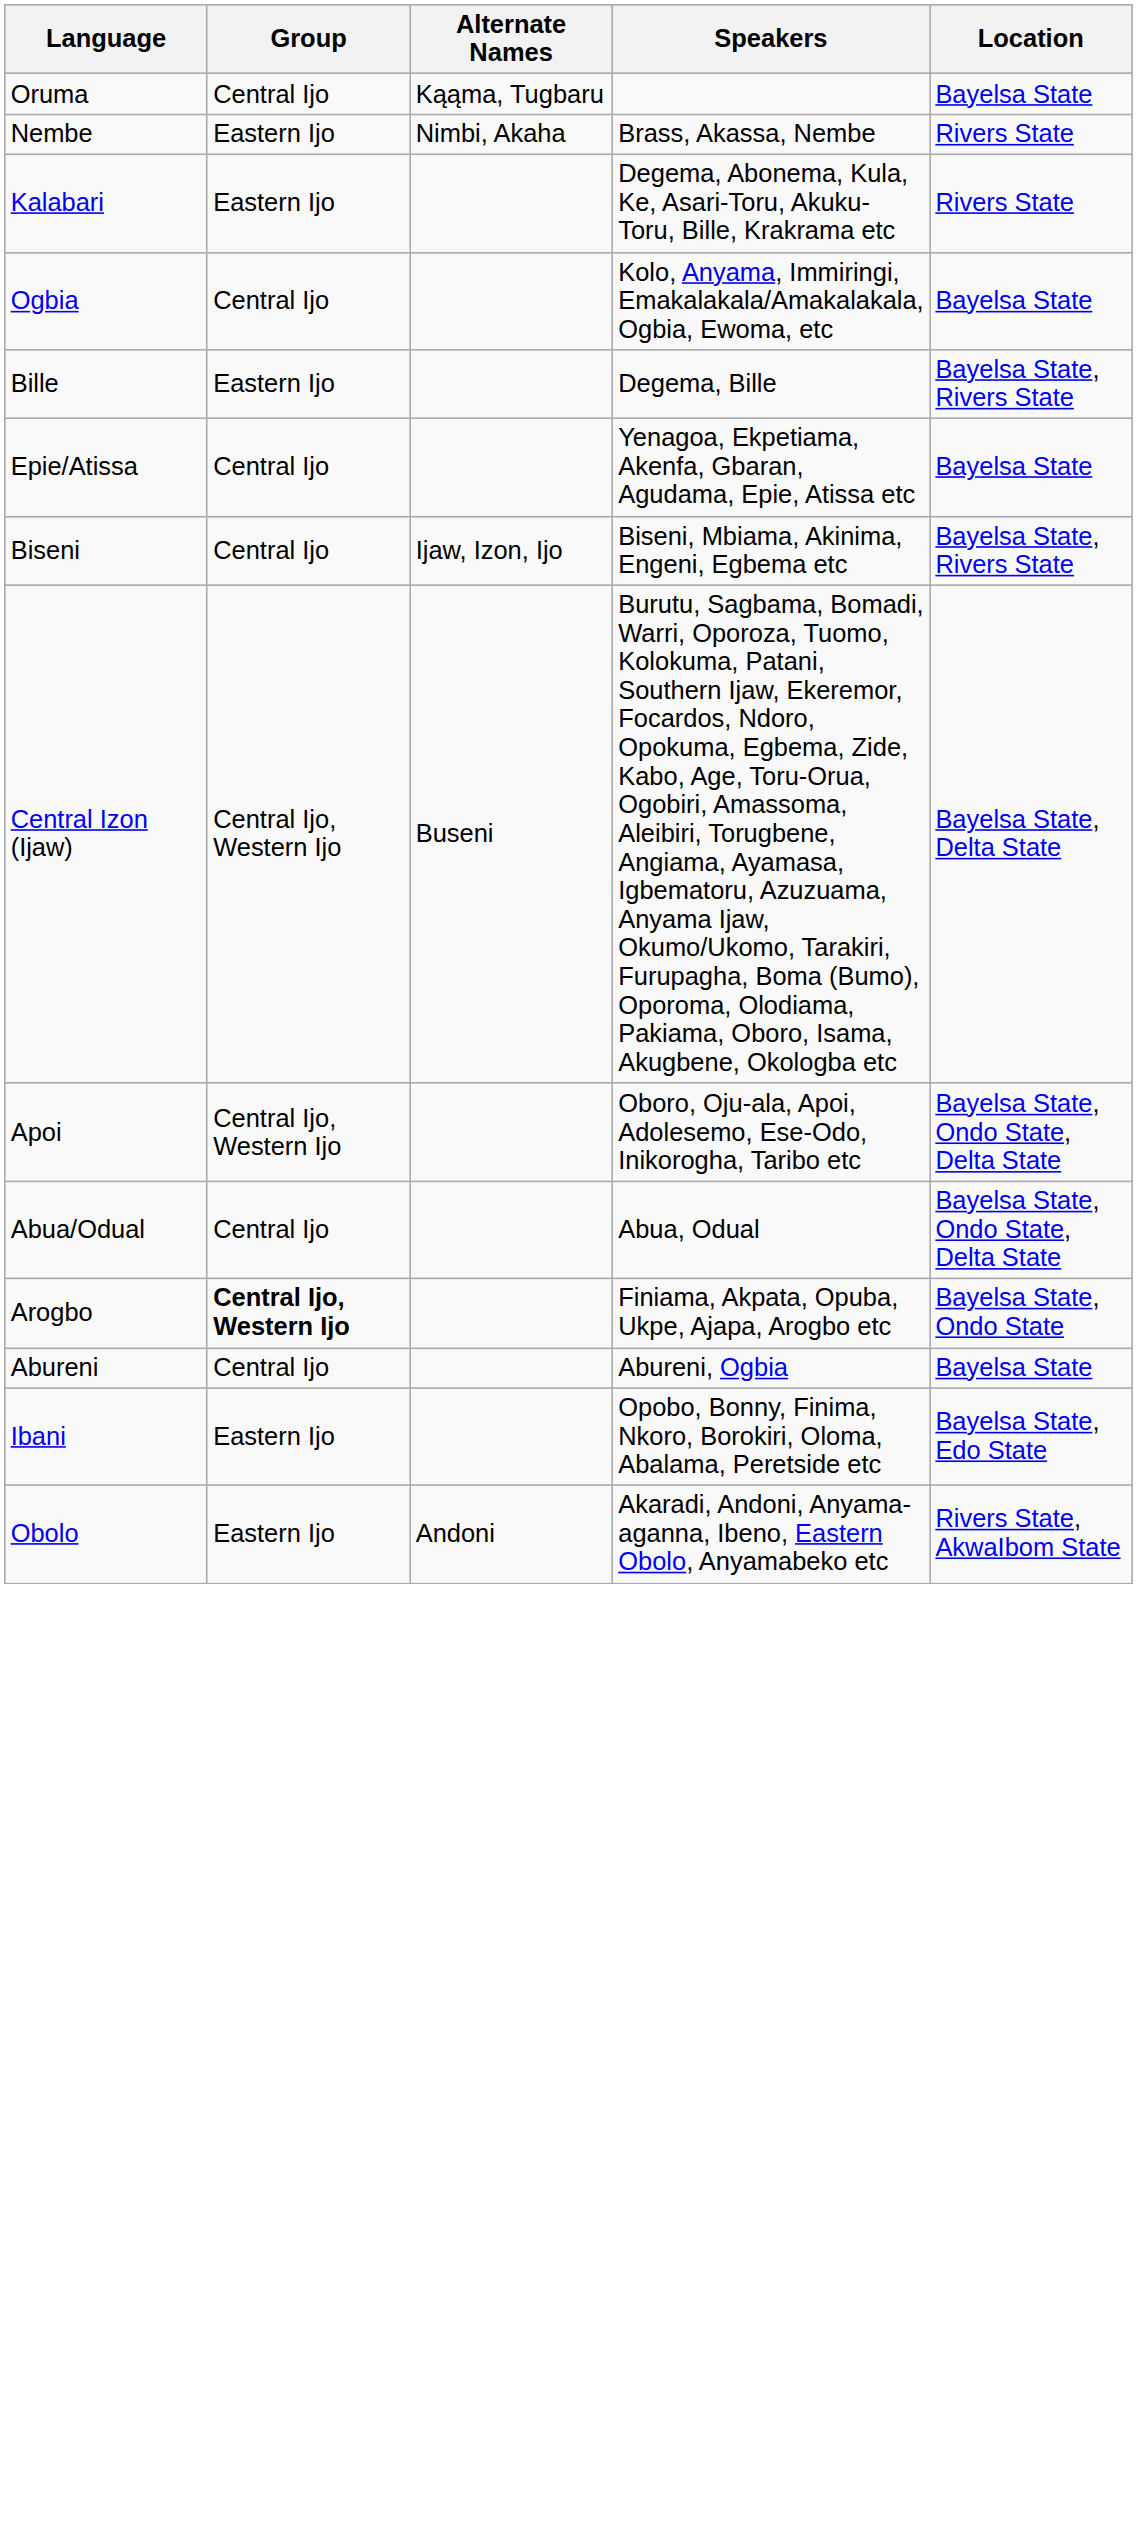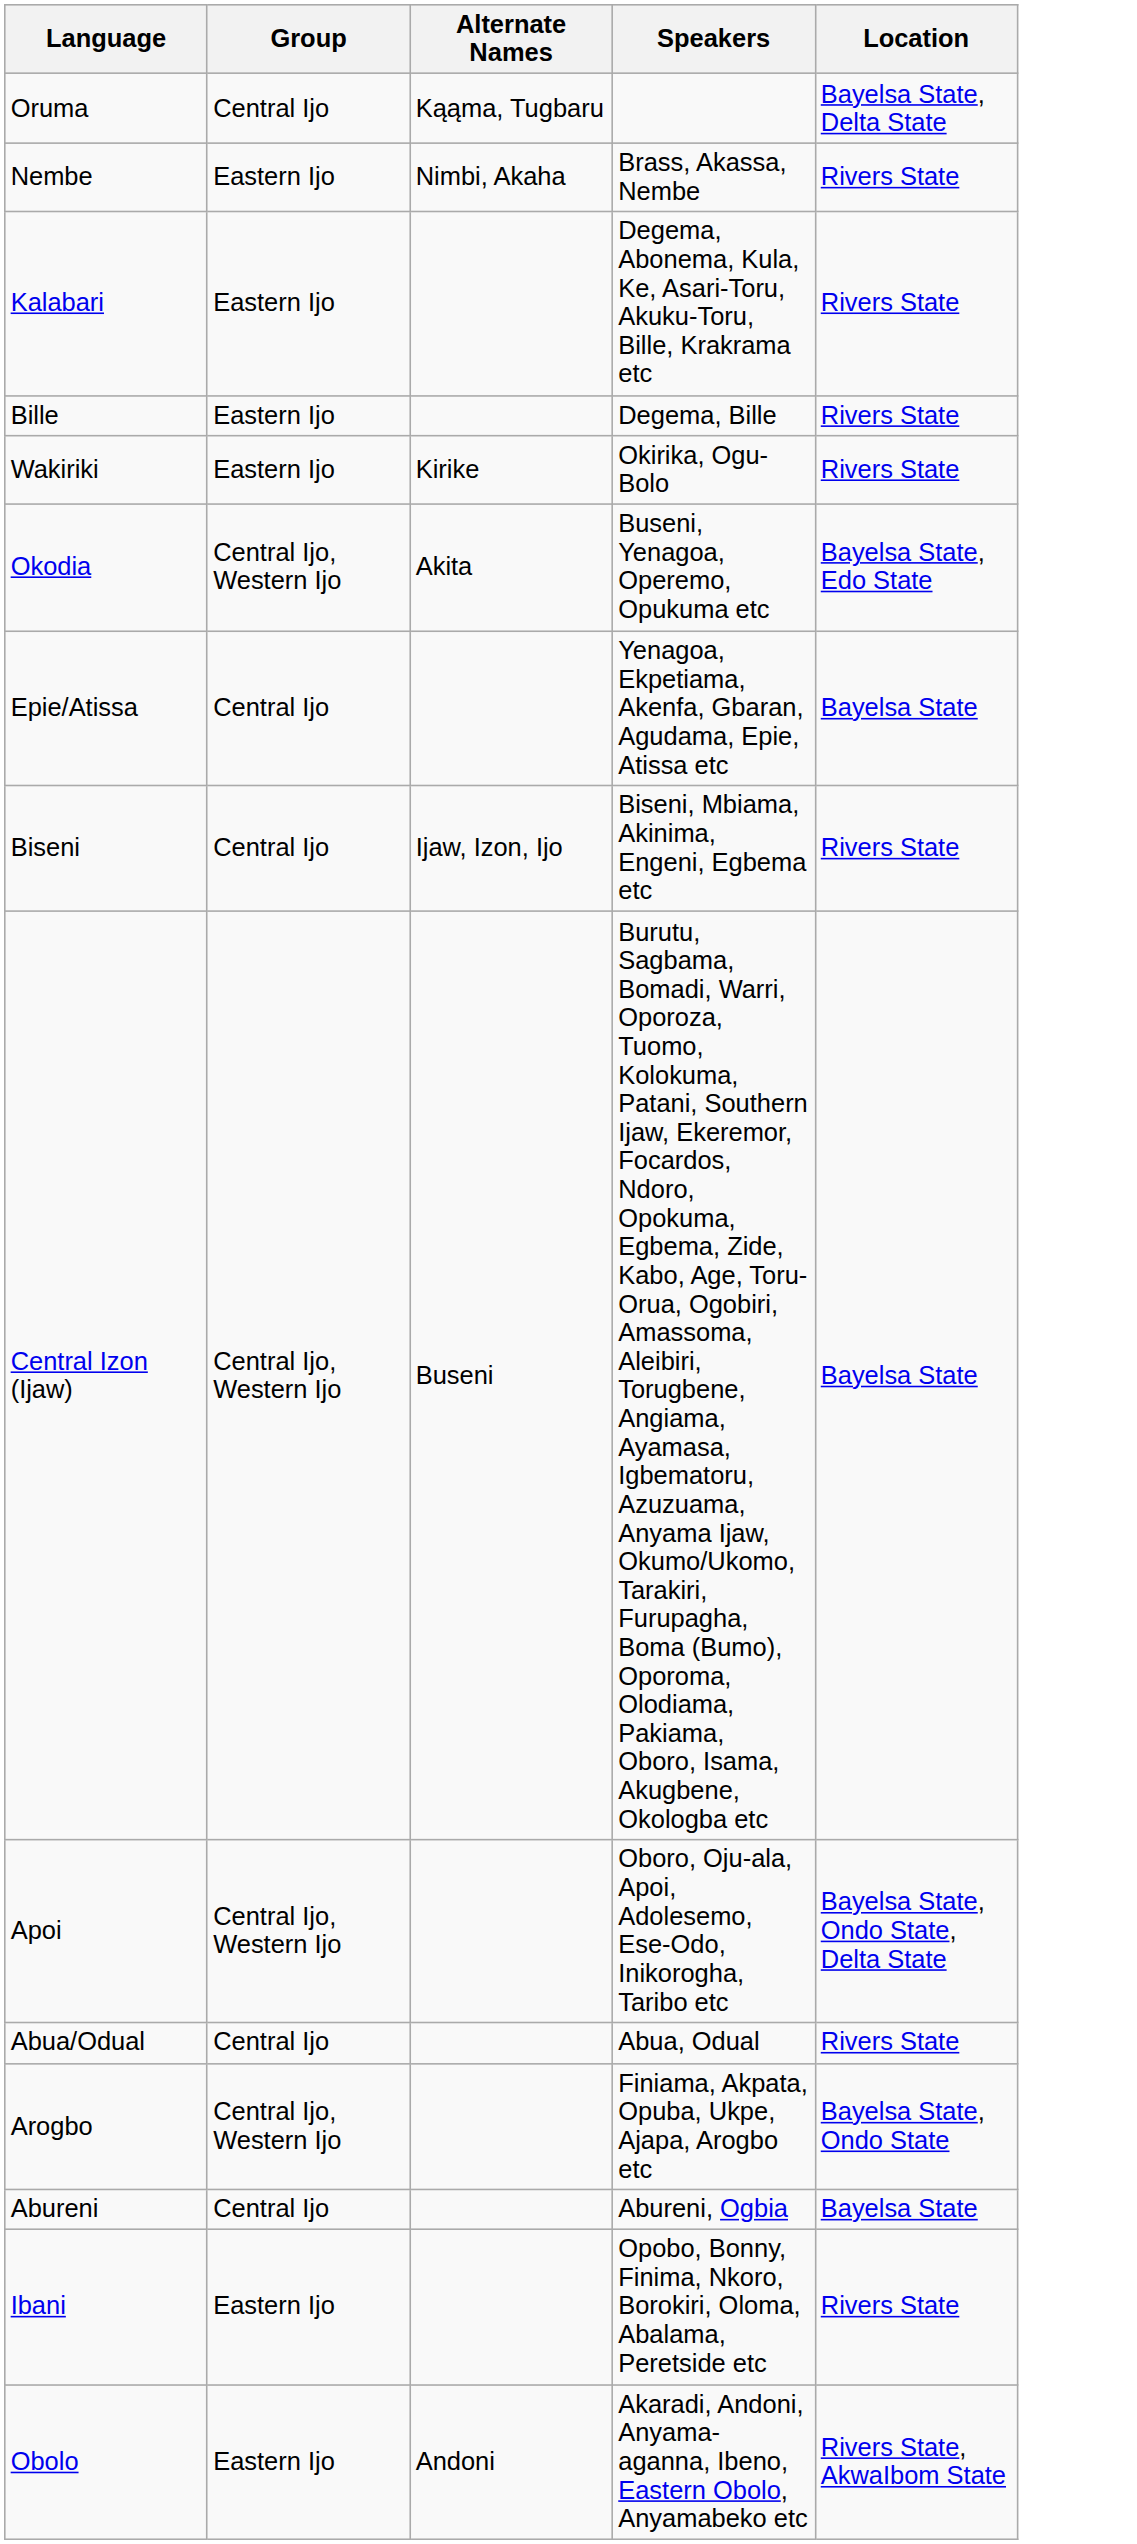(1014, 93) Bayelsa State -> (903, 107) Bayelsa State, Delta State
- row: (45, 300)
(1017, 383) Bayelsa State, Rivers State -> (890, 415) Rivers State
+ row: (55, 469)
+ row: (51, 567)
(1017, 550) Bayelsa State, Rivers State -> (890, 848) Rivers State
(1017, 833) Bayelsa State, Delta State -> (899, 1375) Bayelsa State
(1017, 1229) Bayelsa State, Ondo State, Delta State -> (890, 2042) Rivers State
(282, 1312) bold -> (277, 2125) normal
(1017, 1436) Bayelsa State, Edo State -> (890, 2306) Rivers State
